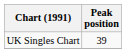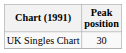(102, 40) 39 -> (102, 40) 30
